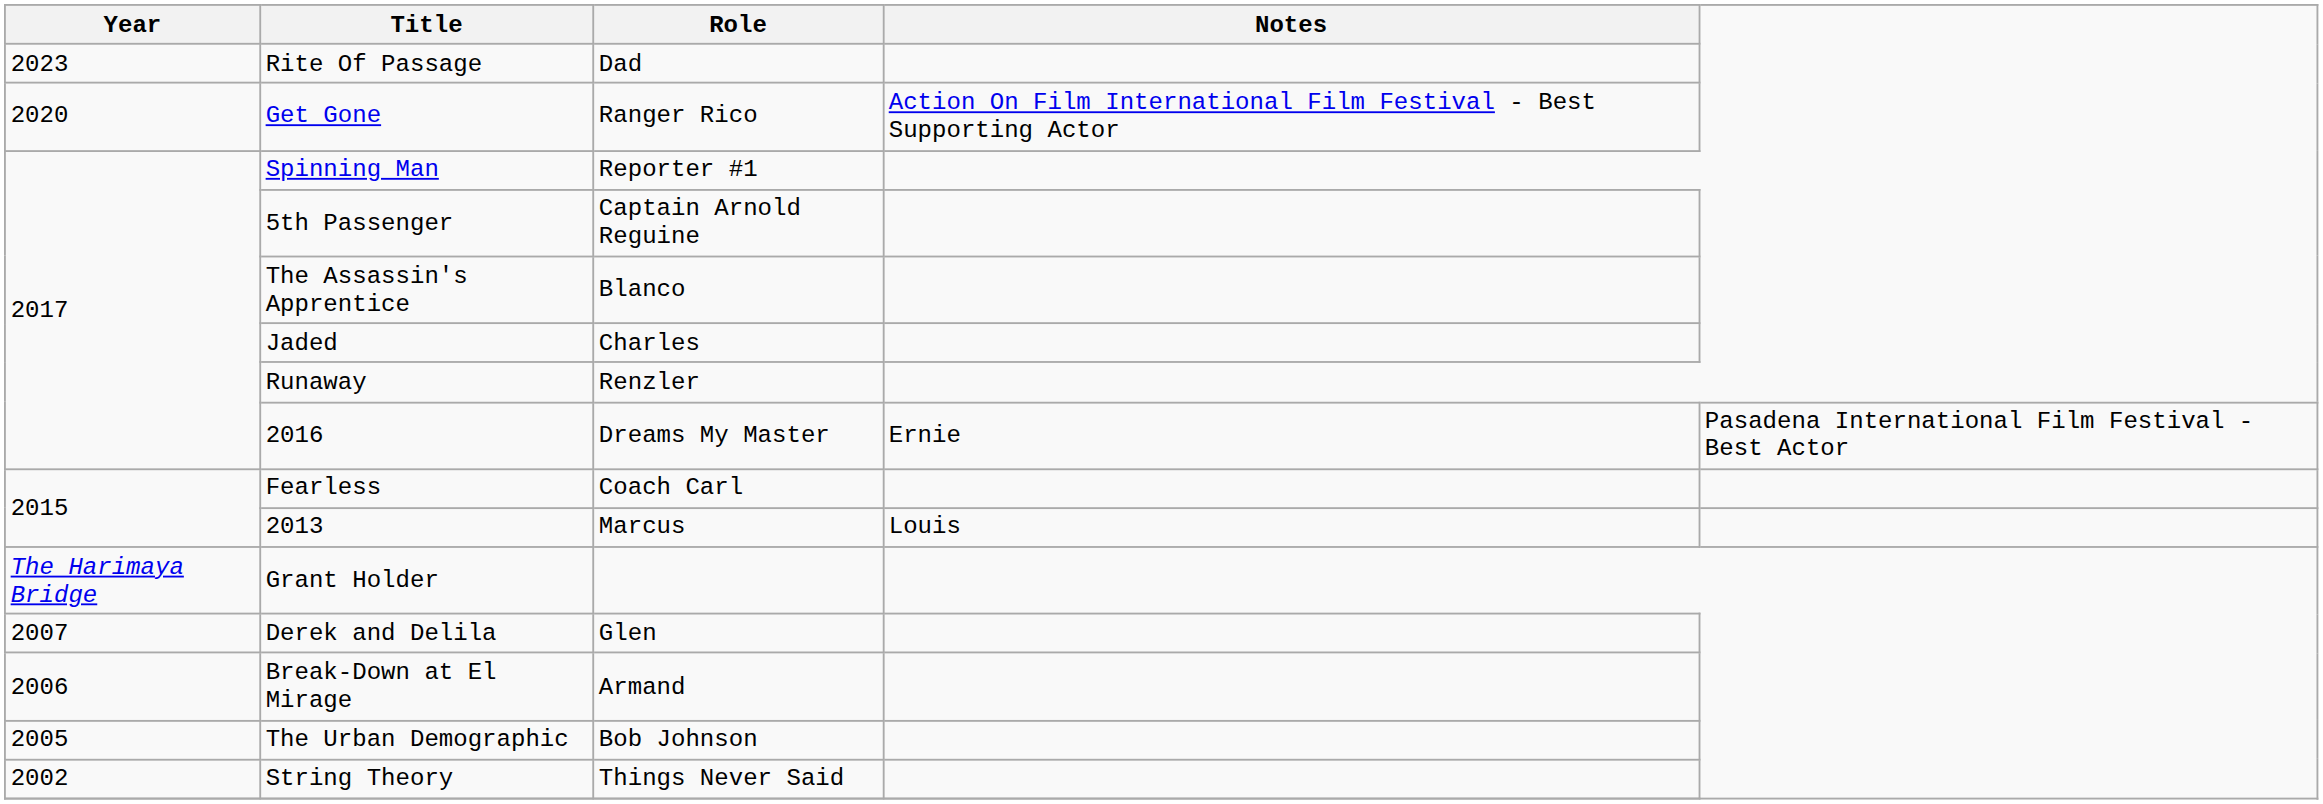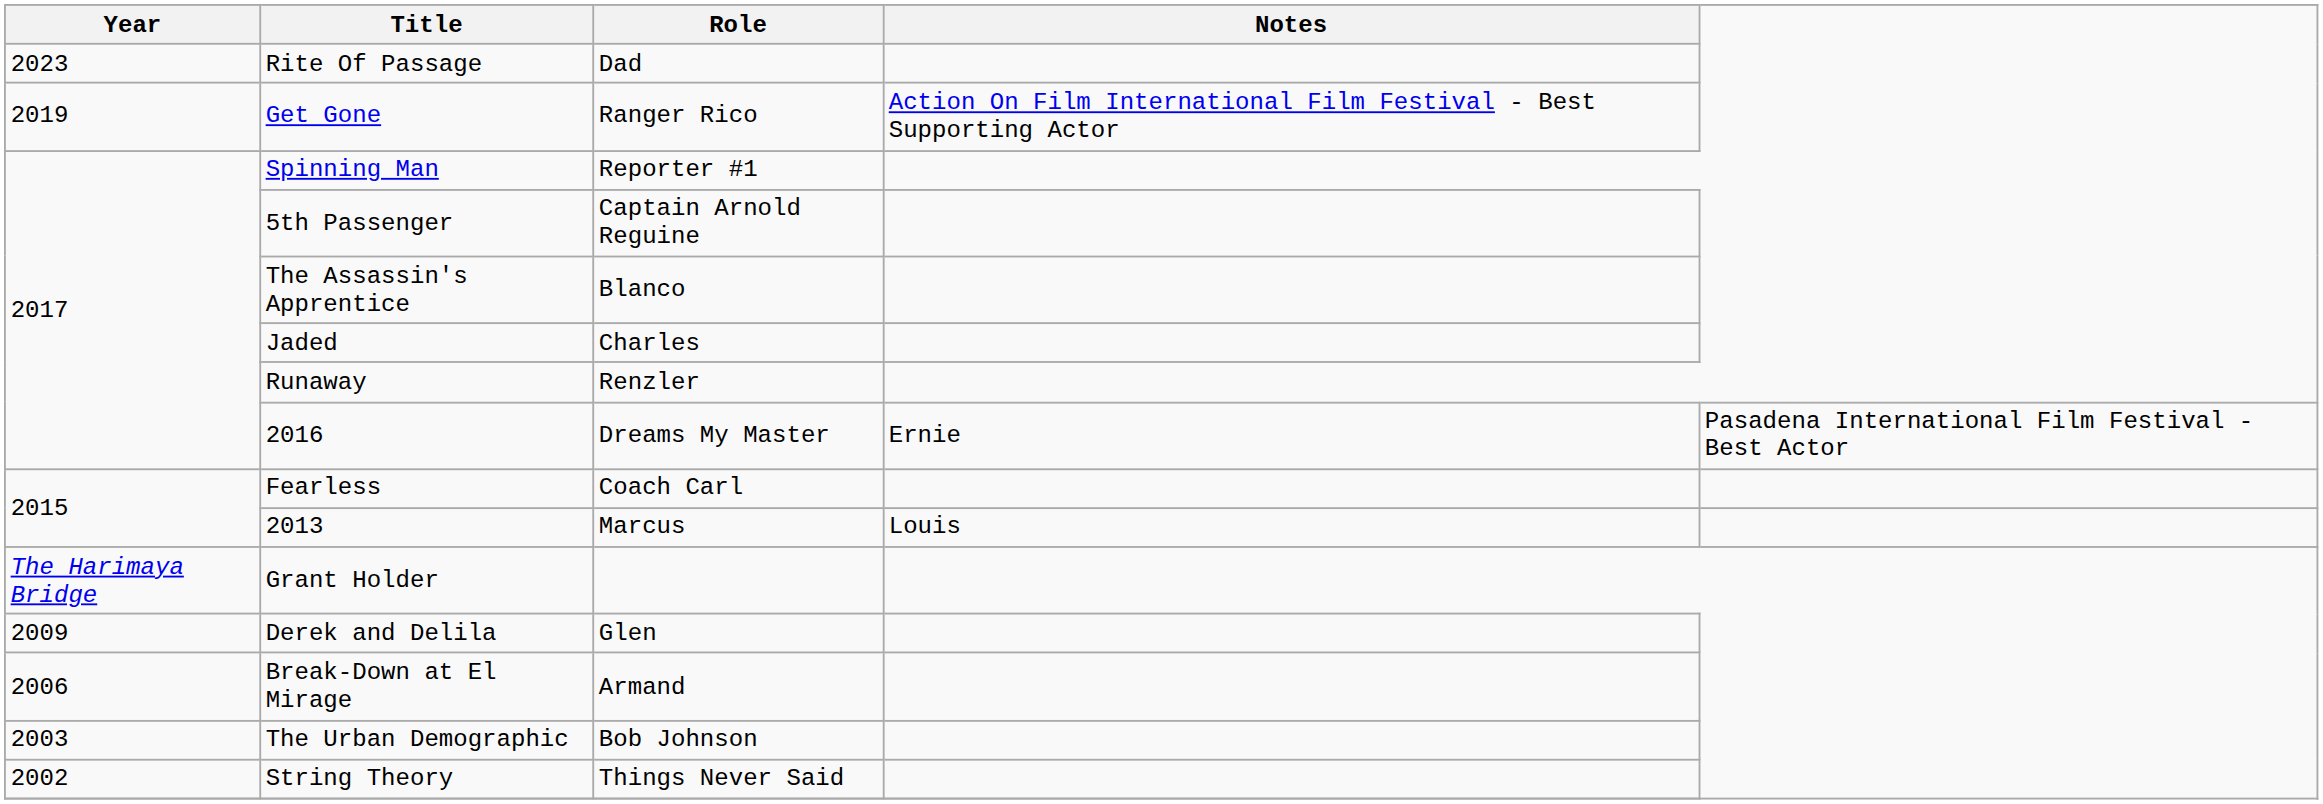(40, 117) 2020 -> (40, 117) 2019
(40, 634) 2007 -> (40, 634) 2009
(40, 740) 2005 -> (40, 740) 2003
